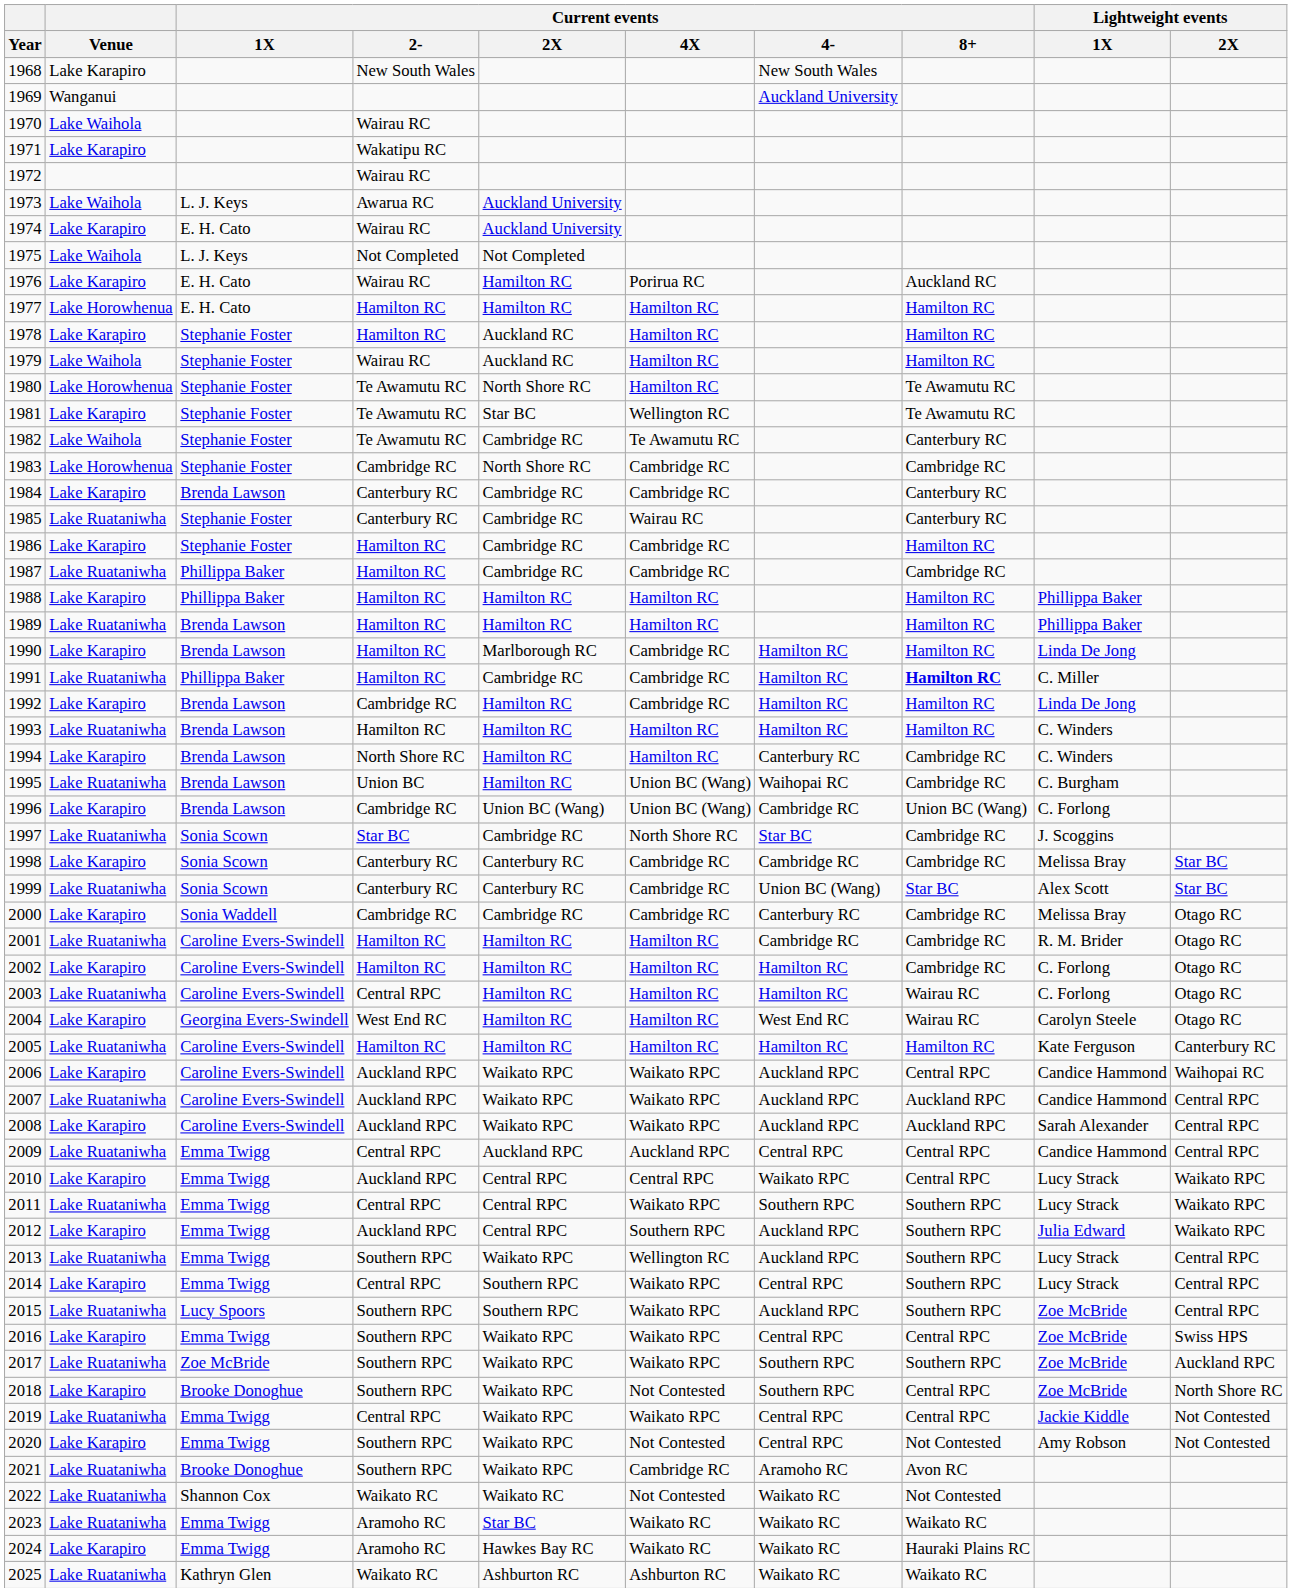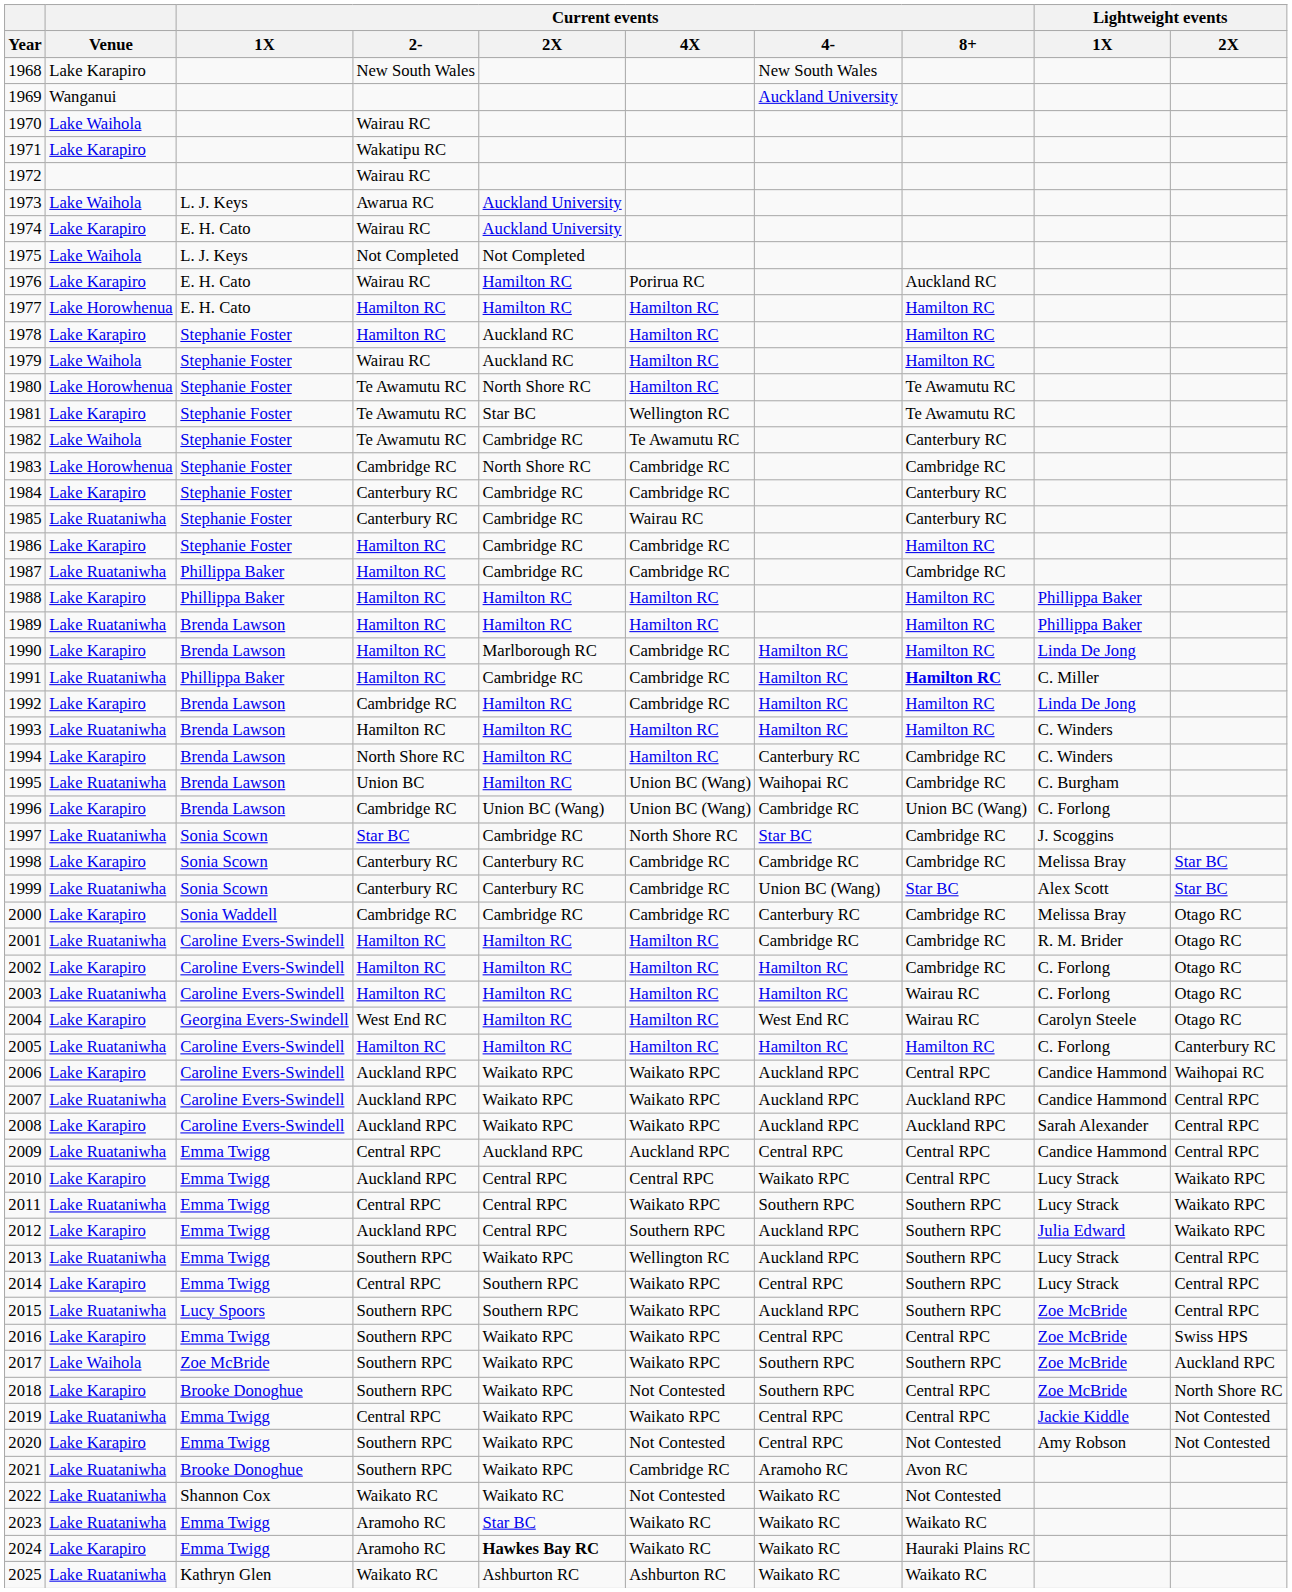(233, 492) Brenda Lawson -> (236, 492) Stephanie Foster
(399, 994) Central RPC -> (401, 994) Hamilton RC
(1086, 1046) Kate Ferguson -> (1074, 1046) C. Forlong
(108, 1363) Lake Ruataniwha -> (95, 1363) Lake Waihola
(538, 1548) normal -> (541, 1548) bold
